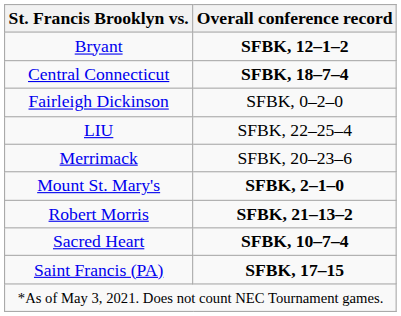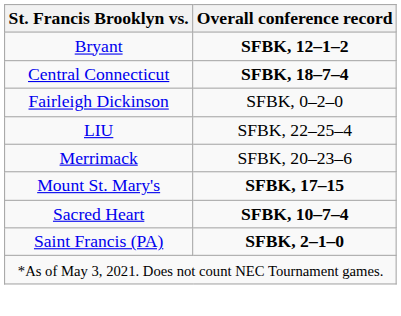(295, 185) SFBK, 2–1–0 -> (295, 185) SFBK, 17–15
- row: (99, 213)
(295, 269) SFBK, 17–15 -> (295, 241) SFBK, 2–1–0
